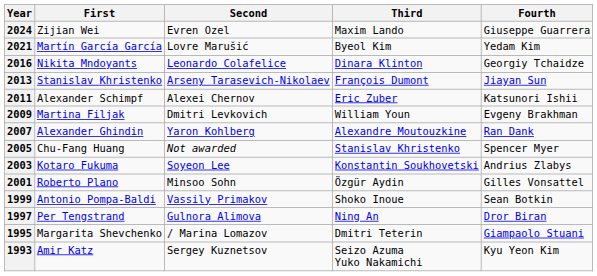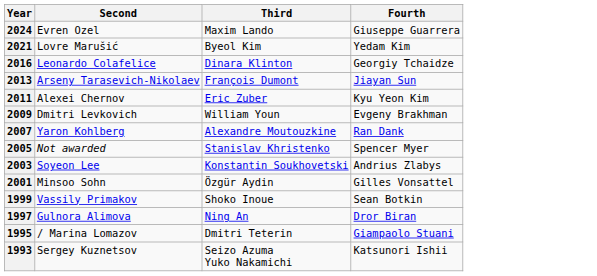- column: (99, 13)
(531, 98) Katsunori Ishii -> (391, 98) Kyu Yeon Kim
(521, 250) Kyu Yeon Kim -> (401, 250) Katsunori Ishii
